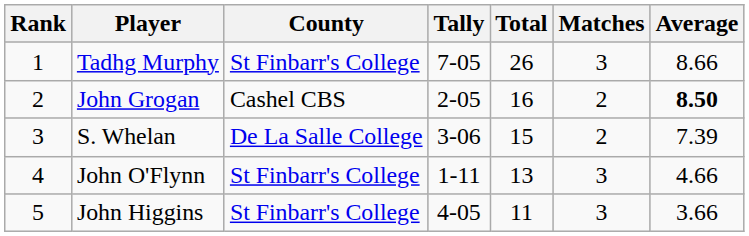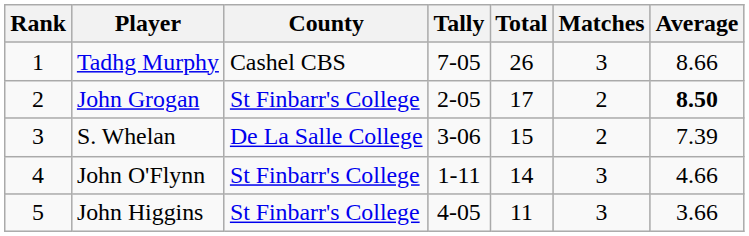(325, 61) St Finbarr's College -> (288, 61) Cashel CBS
(288, 99) Cashel CBS -> (325, 99) St Finbarr's College
(521, 99) 16 -> (521, 99) 17
(521, 174) 13 -> (521, 174) 14
